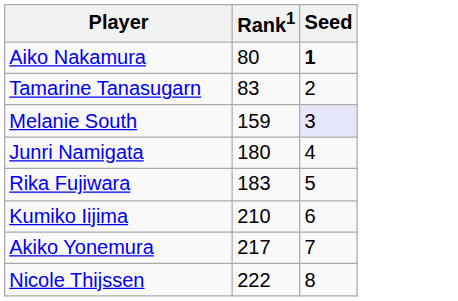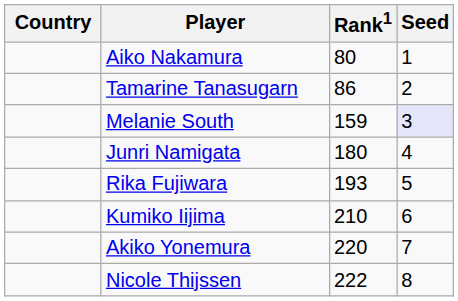+ column: (53, 23)
(310, 57) bold -> (407, 57) normal
(248, 89) 83 -> (345, 89) 86
(254, 184) 183 -> (351, 184) 193
(254, 247) 217 -> (351, 247) 220
